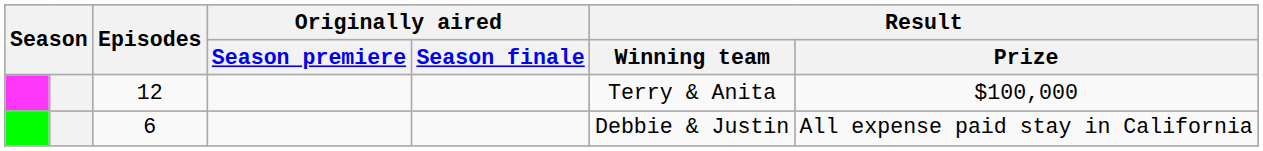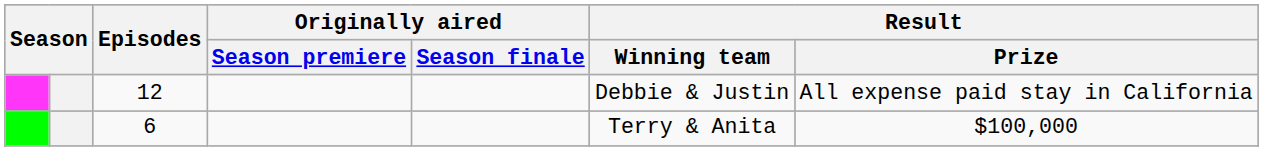(692, 93) Terry & Anita -> (692, 93) Debbie & Justin
(1026, 93) $100,000 -> (1026, 93) All expense paid stay in California
(692, 128) Debbie & Justin -> (692, 128) Terry & Anita
(1026, 128) All expense paid stay in California -> (1026, 128) $100,000
